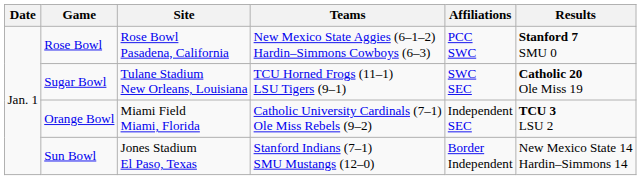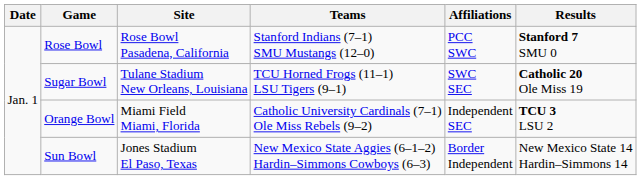(345, 45) New Mexico State Aggies (6–1–2) Hardin–Simmons Cowboys (6–3) -> (314, 45) Stanford Indians (7–1) SMU Mustangs (12–0)
(314, 156) Stanford Indians (7–1) SMU Mustangs (12–0) -> (345, 156) New Mexico State Aggies (6–1–2) Hardin–Simmons Cowboys (6–3)
